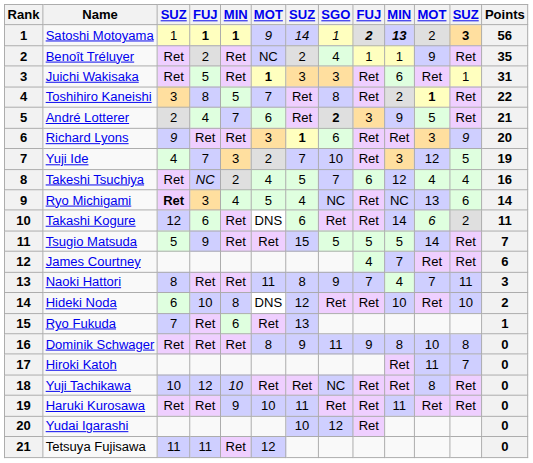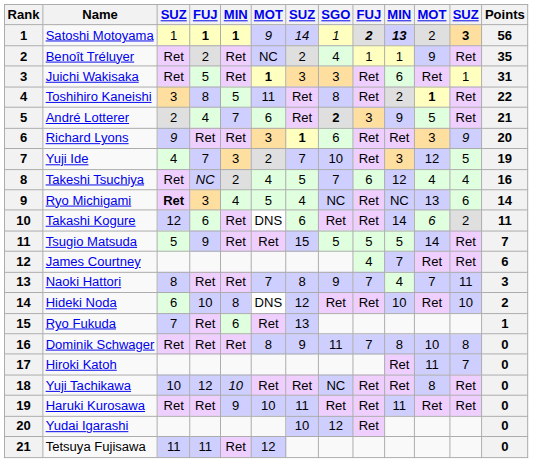(268, 97) 7 -> (268, 97) 11
(268, 282) 11 -> (268, 282) 7
(369, 344) 9 -> (369, 344) 7
